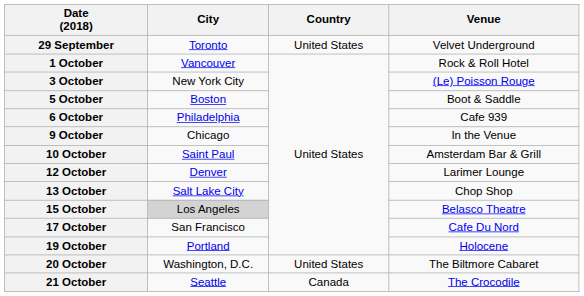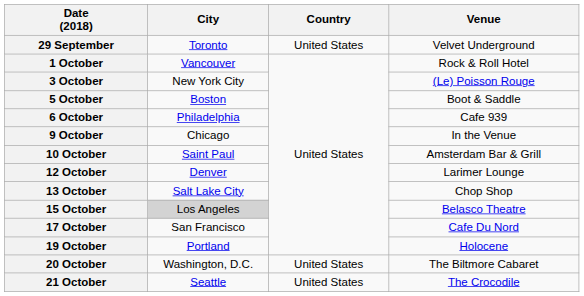(329, 282) Canada -> (329, 282) United States
